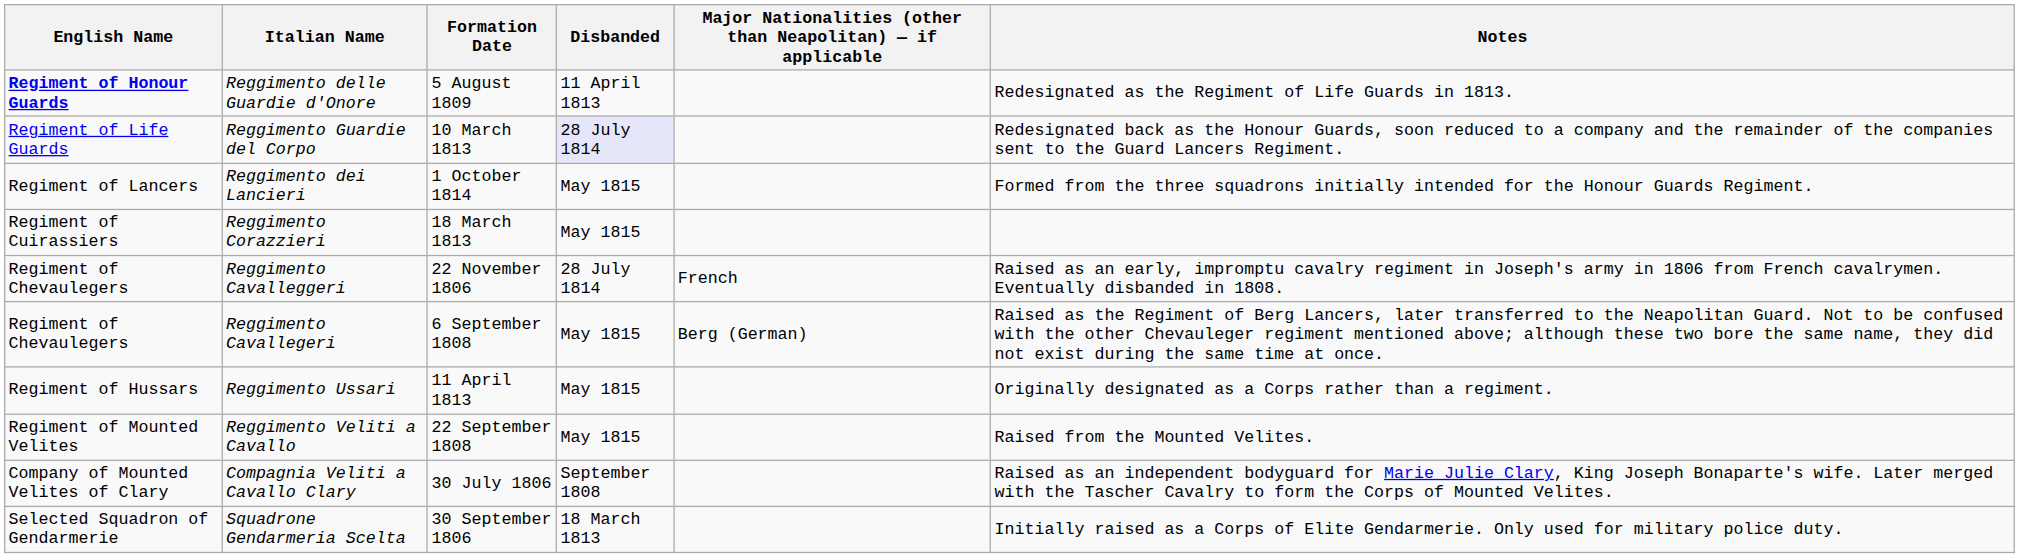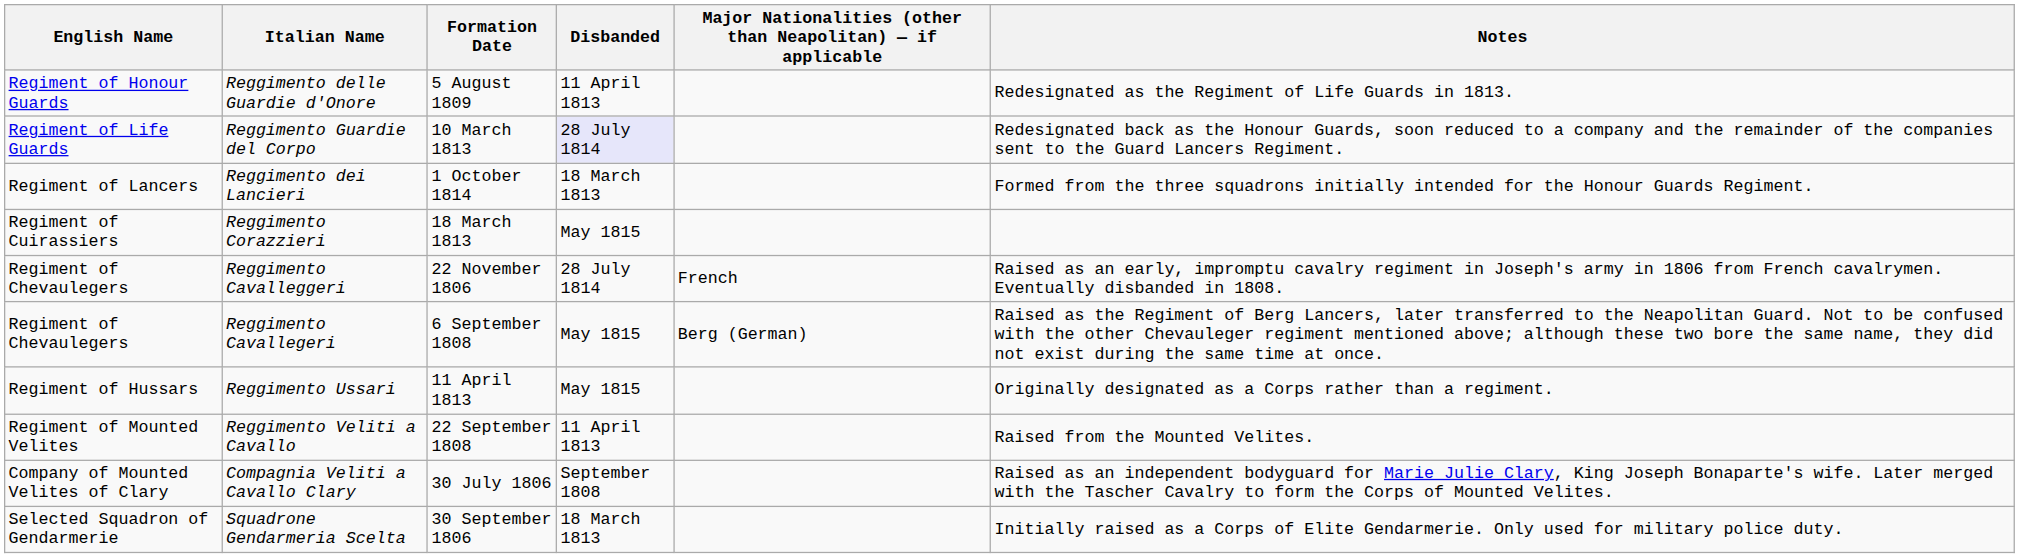(98, 93) bold -> (98, 93) normal
(600, 186) May 1815 -> (600, 186) 18 March 1813
(600, 437) May 1815 -> (600, 437) 11 April 1813
